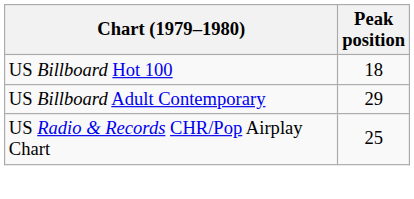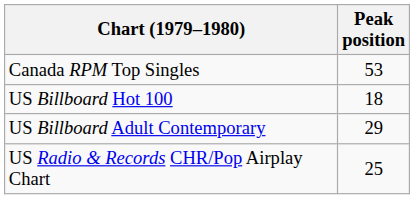+ row: (104, 69)
